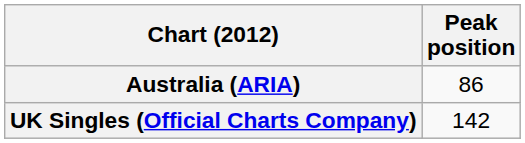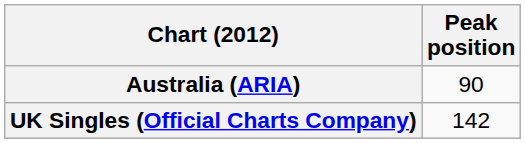(471, 84) 86 -> (471, 84) 90
